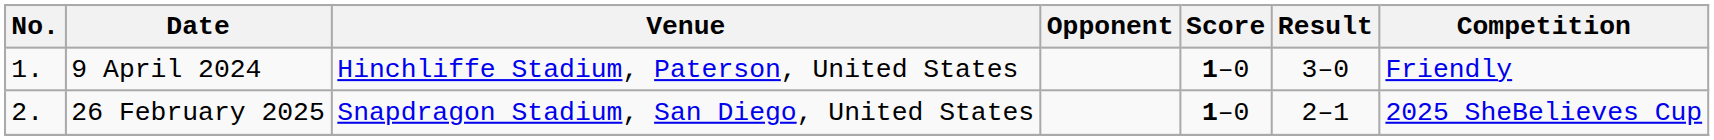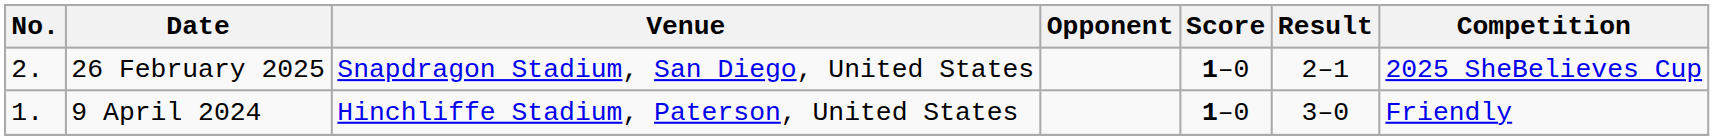rows swapped: (166, 70) <-> (198, 113)
